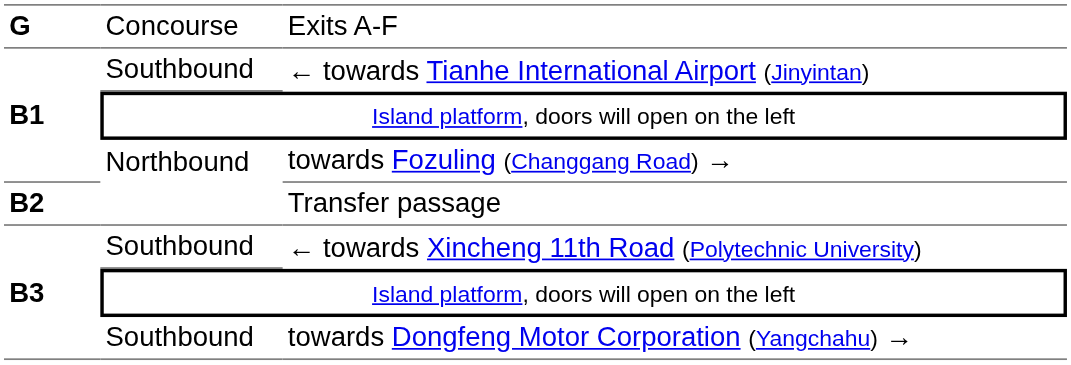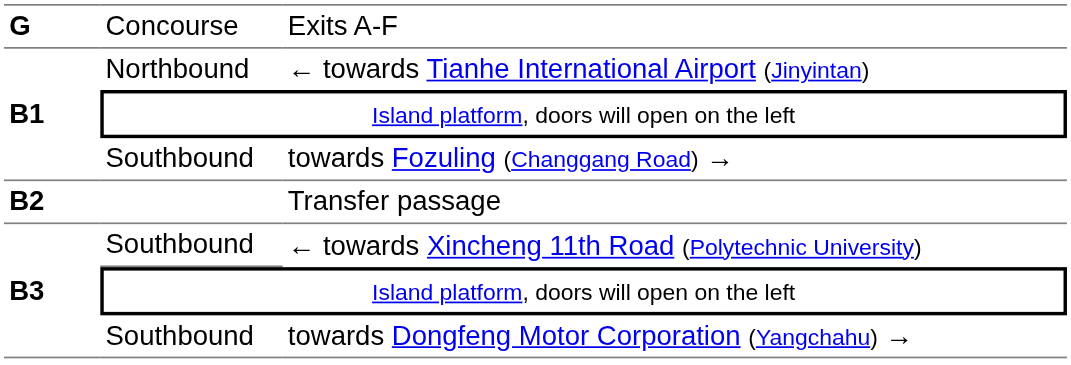(180, 69) Southbound -> (177, 69) Northbound
(177, 161) Northbound -> (180, 158) Southbound
